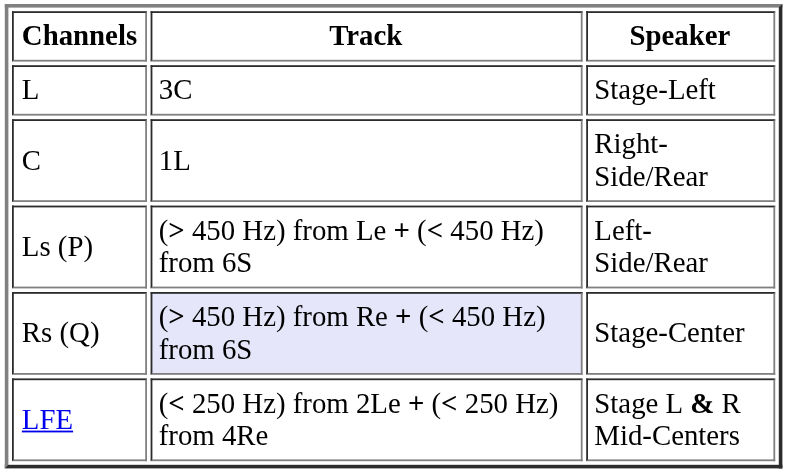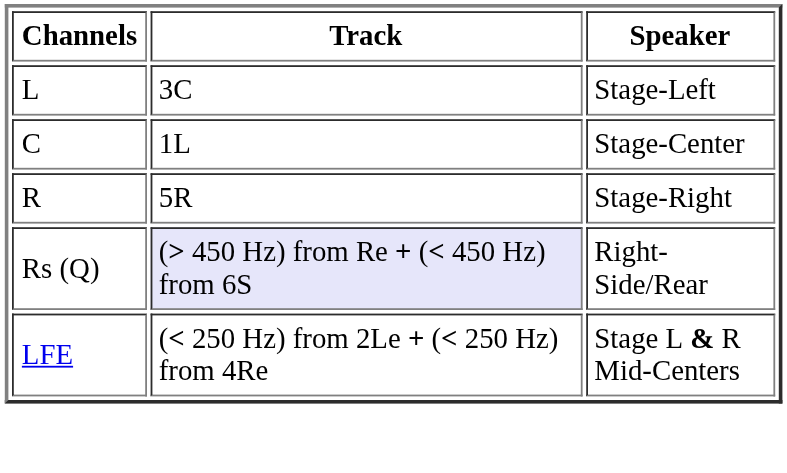(651, 160) Right-Side/Rear -> (670, 144) Stage-Center
+ row: (31, 197)
- row: (57, 246)
(670, 332) Stage-Center -> (651, 268) Right-Side/Rear
